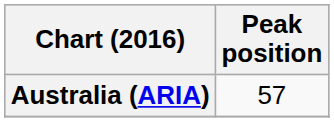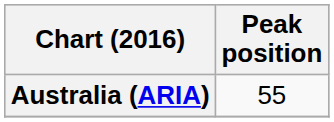(272, 95) 57 -> (272, 95) 55
